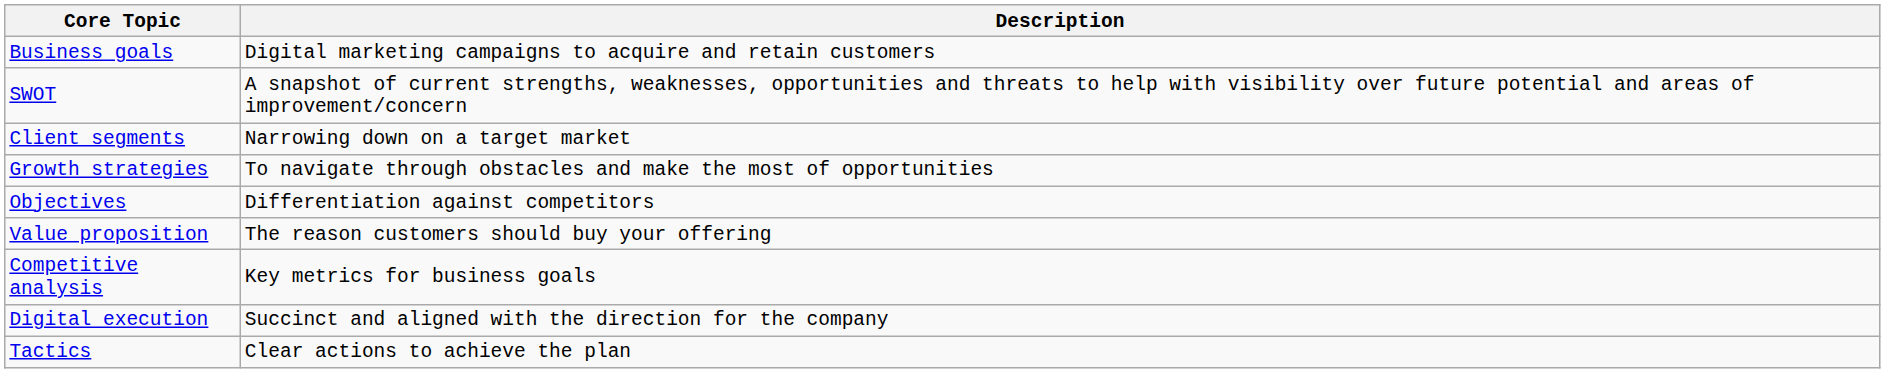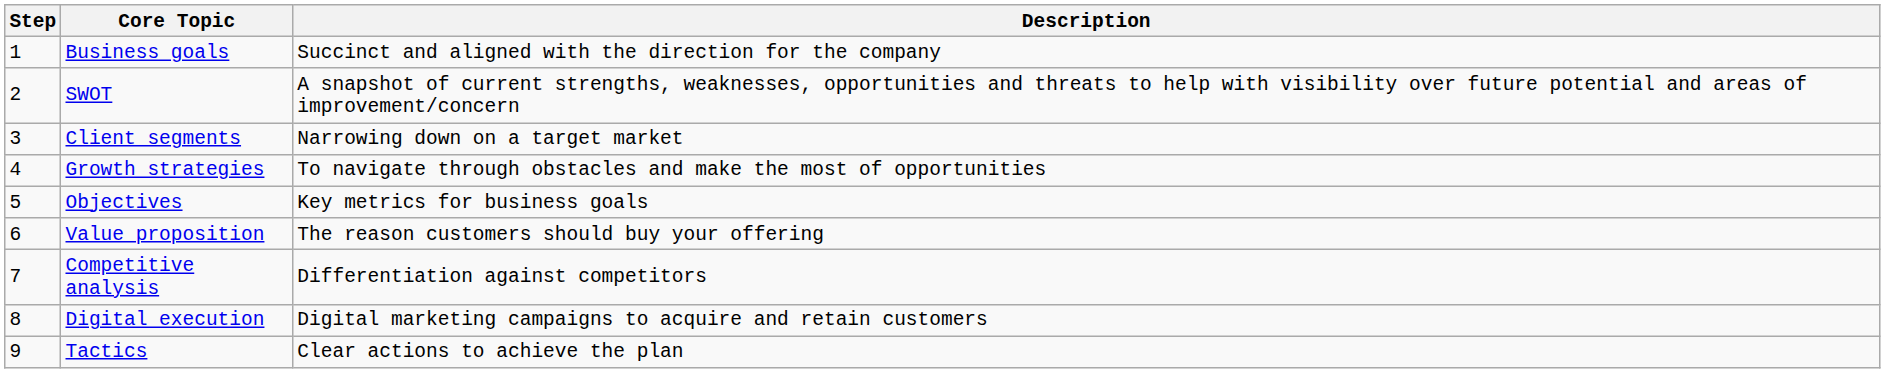+ column: (33, 21)
(590, 52) Digital marketing campaigns to acquire and retain customers -> (619, 52) Succinct and aligned with the direction for the company
(450, 202) Differentiation against competitors -> (473, 202) Key metrics for business goals
(420, 277) Key metrics for business goals -> (502, 277) Differentiation against competitors
(567, 320) Succinct and aligned with the direction for the company -> (643, 320) Digital marketing campaigns to acquire and retain customers
